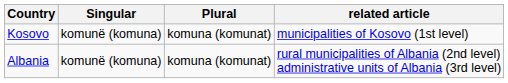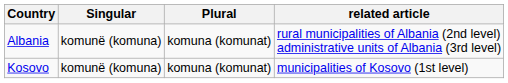rows swapped: (28, 61) <-> (28, 34)
